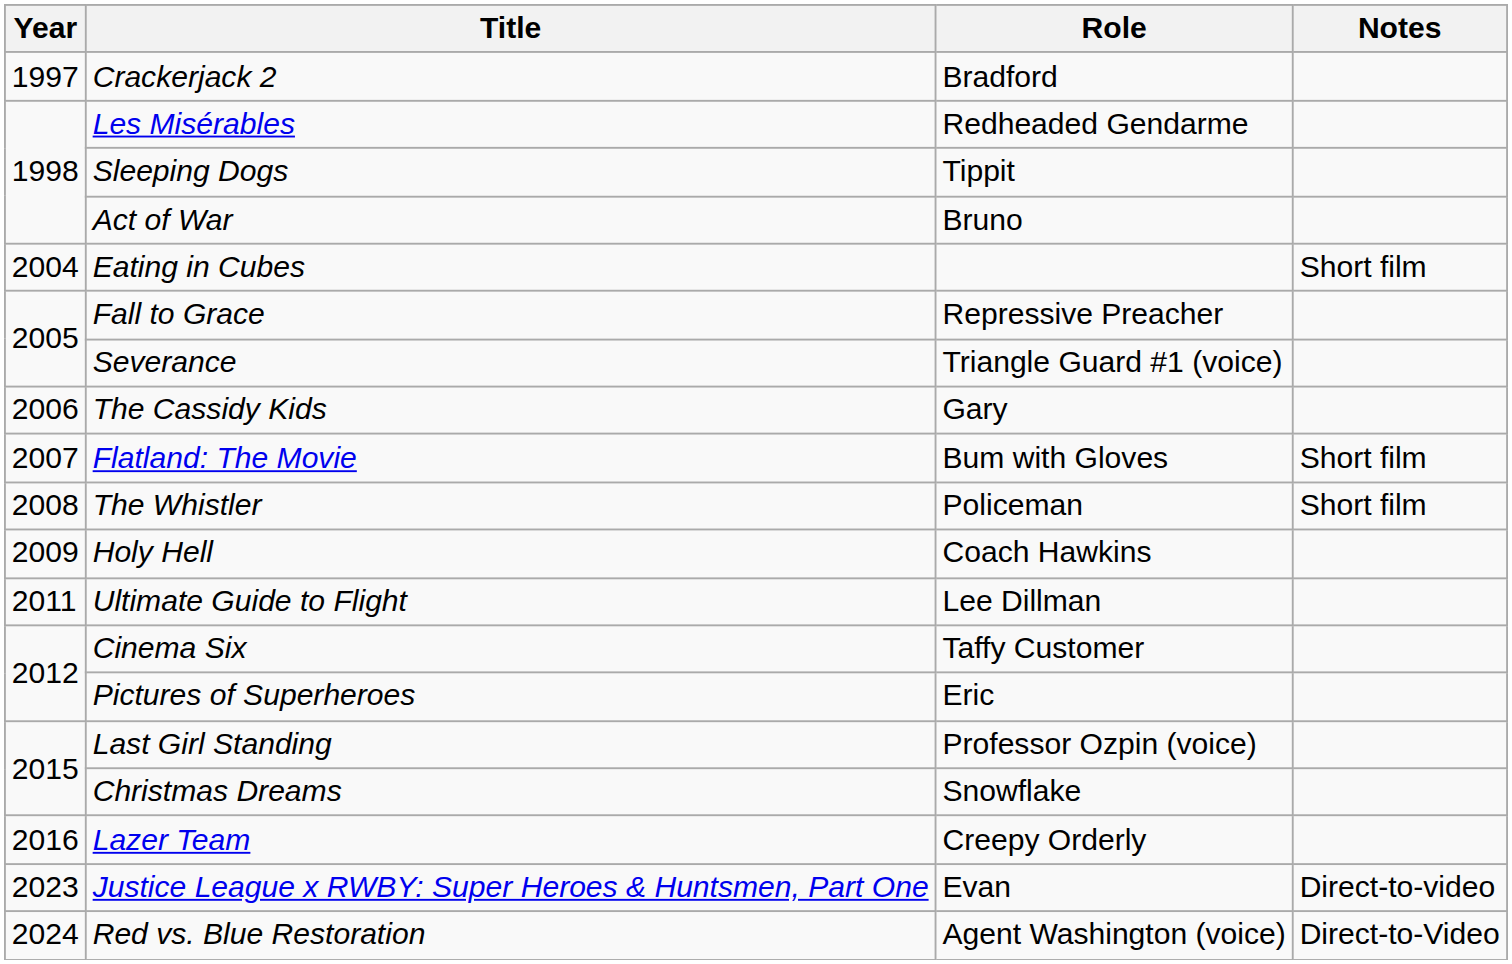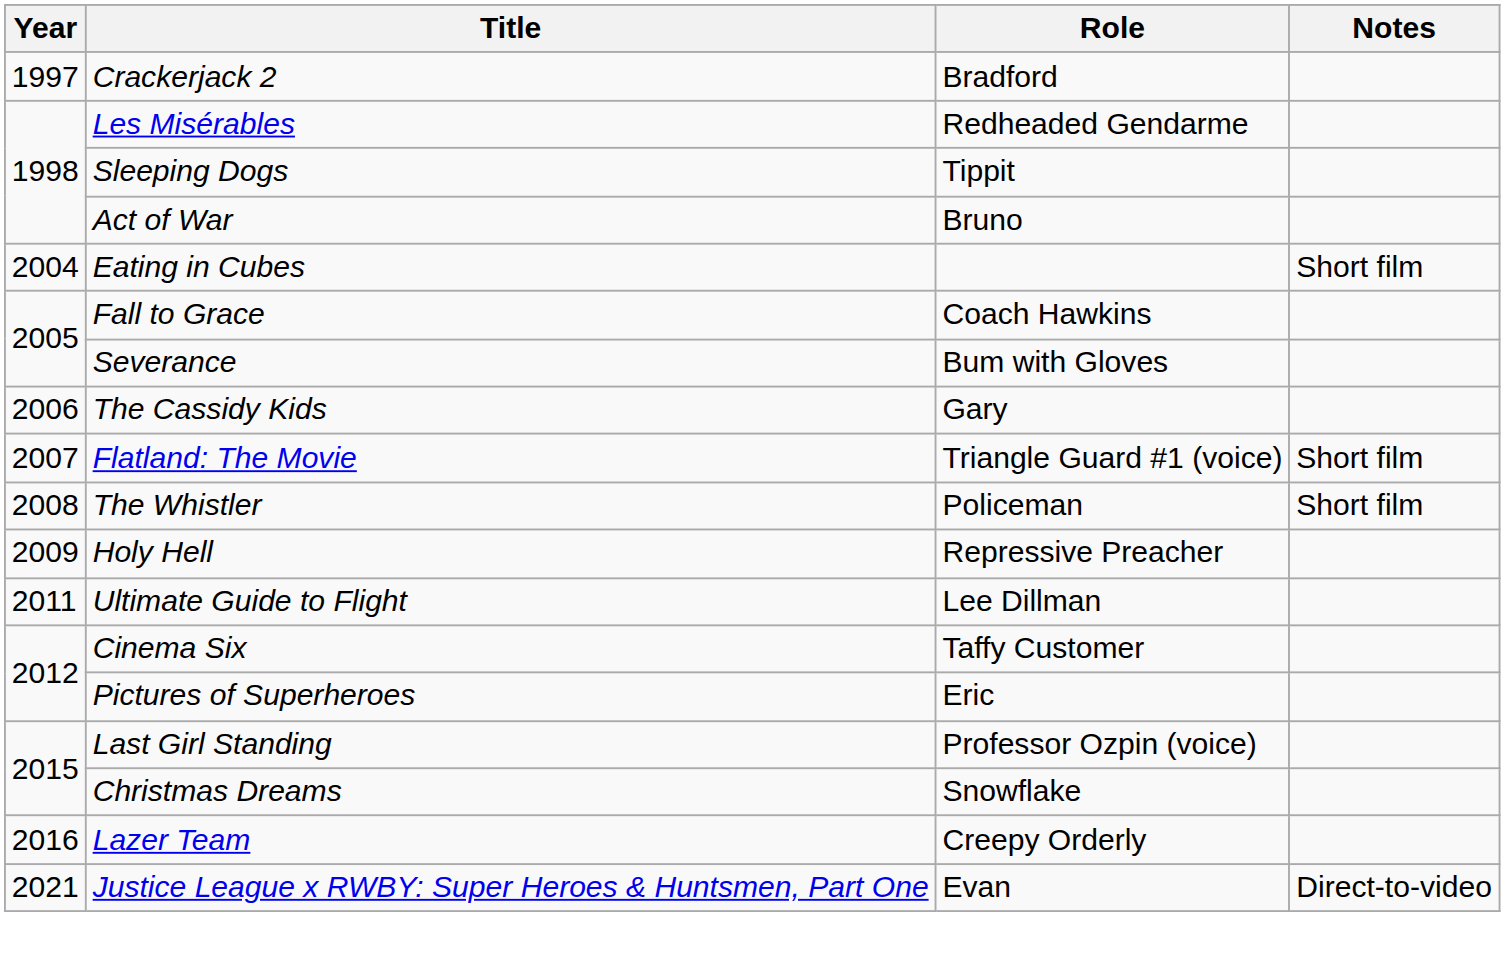(1083, 314) Repressive Preacher -> (1047, 314) Coach Hawkins
(1112, 362) Triangle Guard #1 (voice) -> (1055, 362) Bum with Gloves
(1055, 457) Bum with Gloves -> (1112, 457) Triangle Guard #1 (voice)
(1047, 553) Coach Hawkins -> (1083, 553) Repressive Preacher
(45, 887) 2023 -> (45, 887) 2021
- row: (259, 934)
